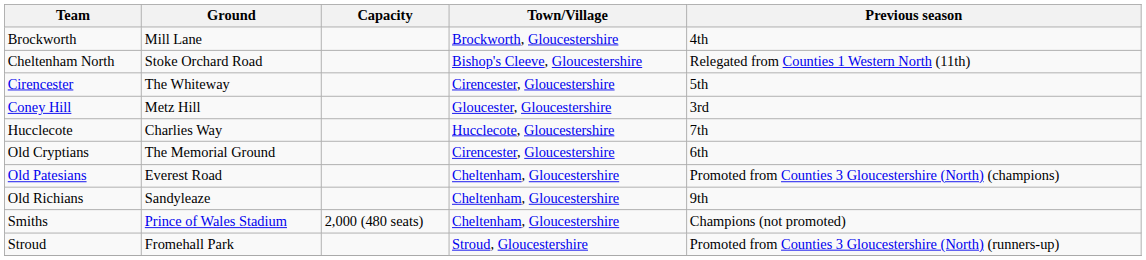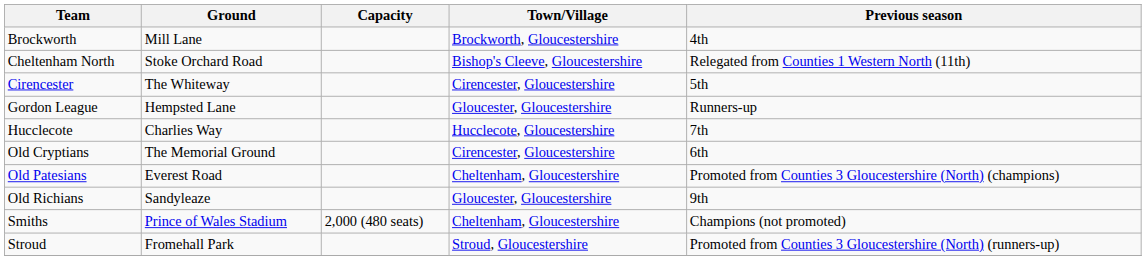- row: (40, 107)
+ row: (53, 107)
(536, 198) Cheltenham, Gloucestershire -> (532, 198) Gloucester, Gloucestershire
